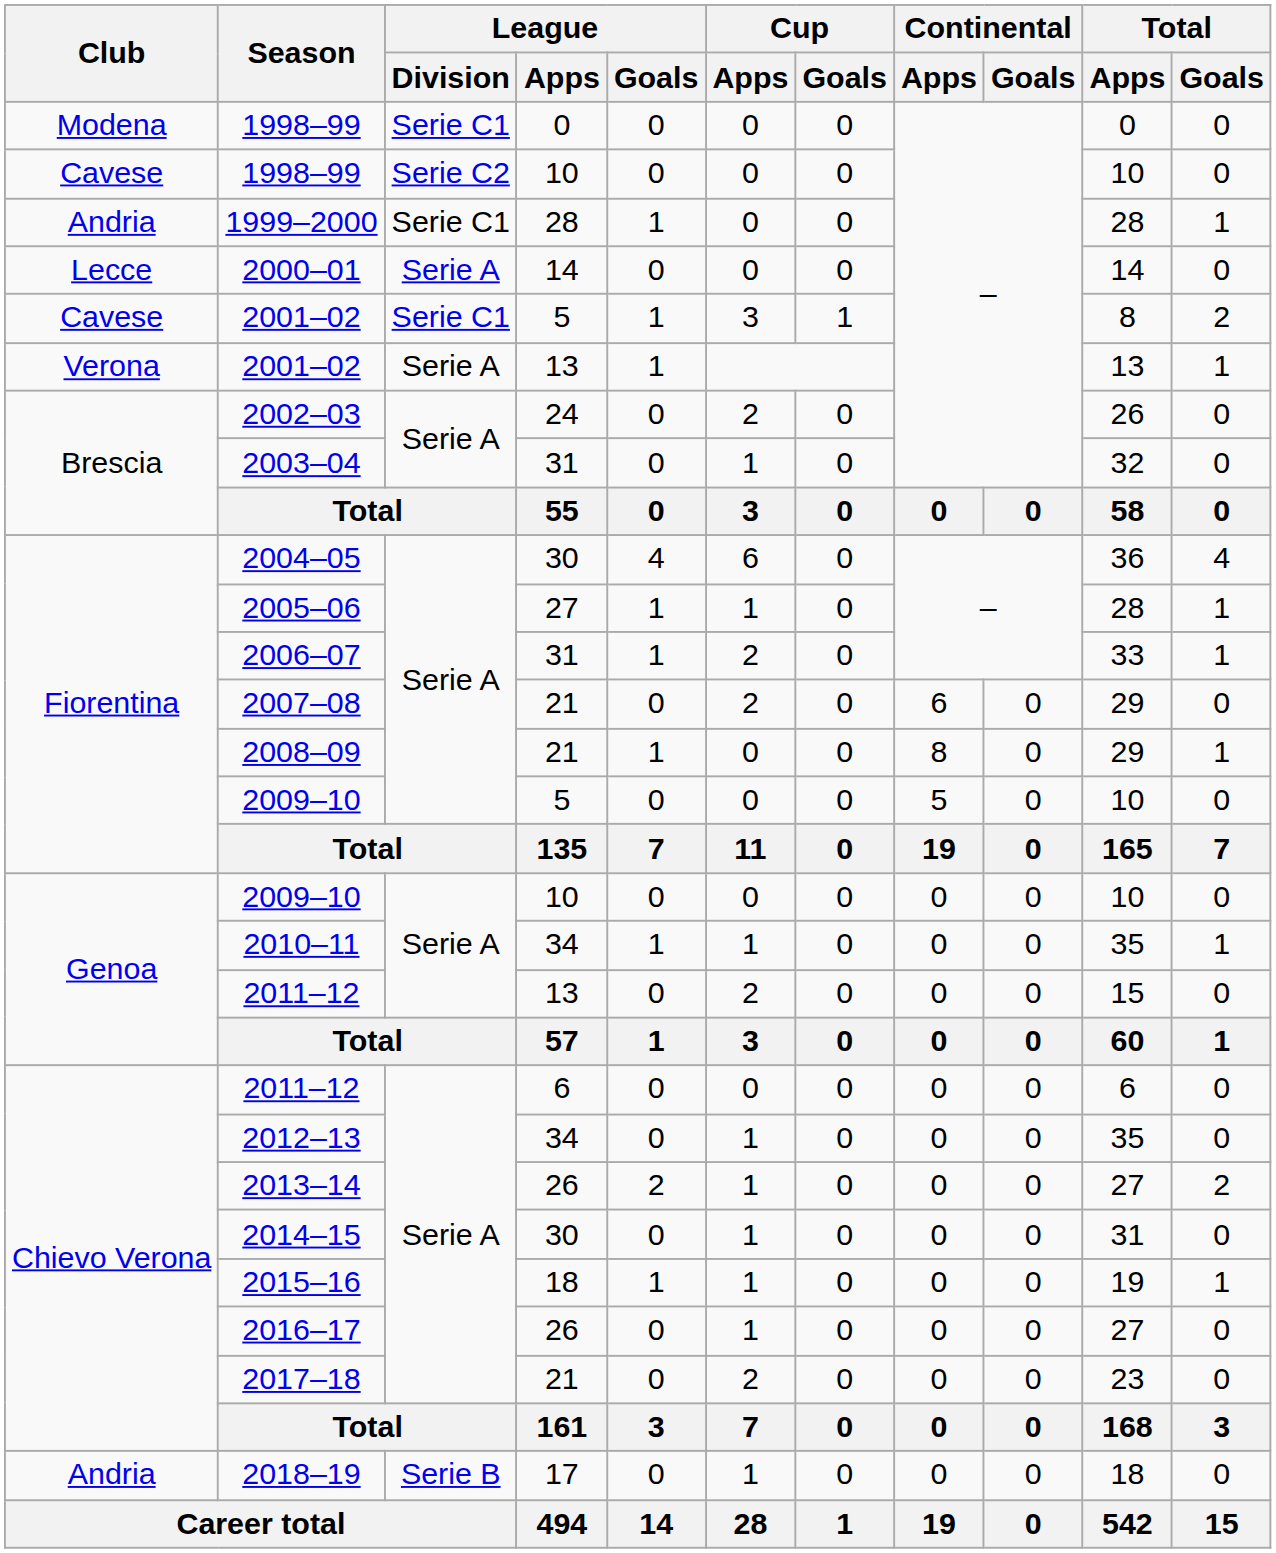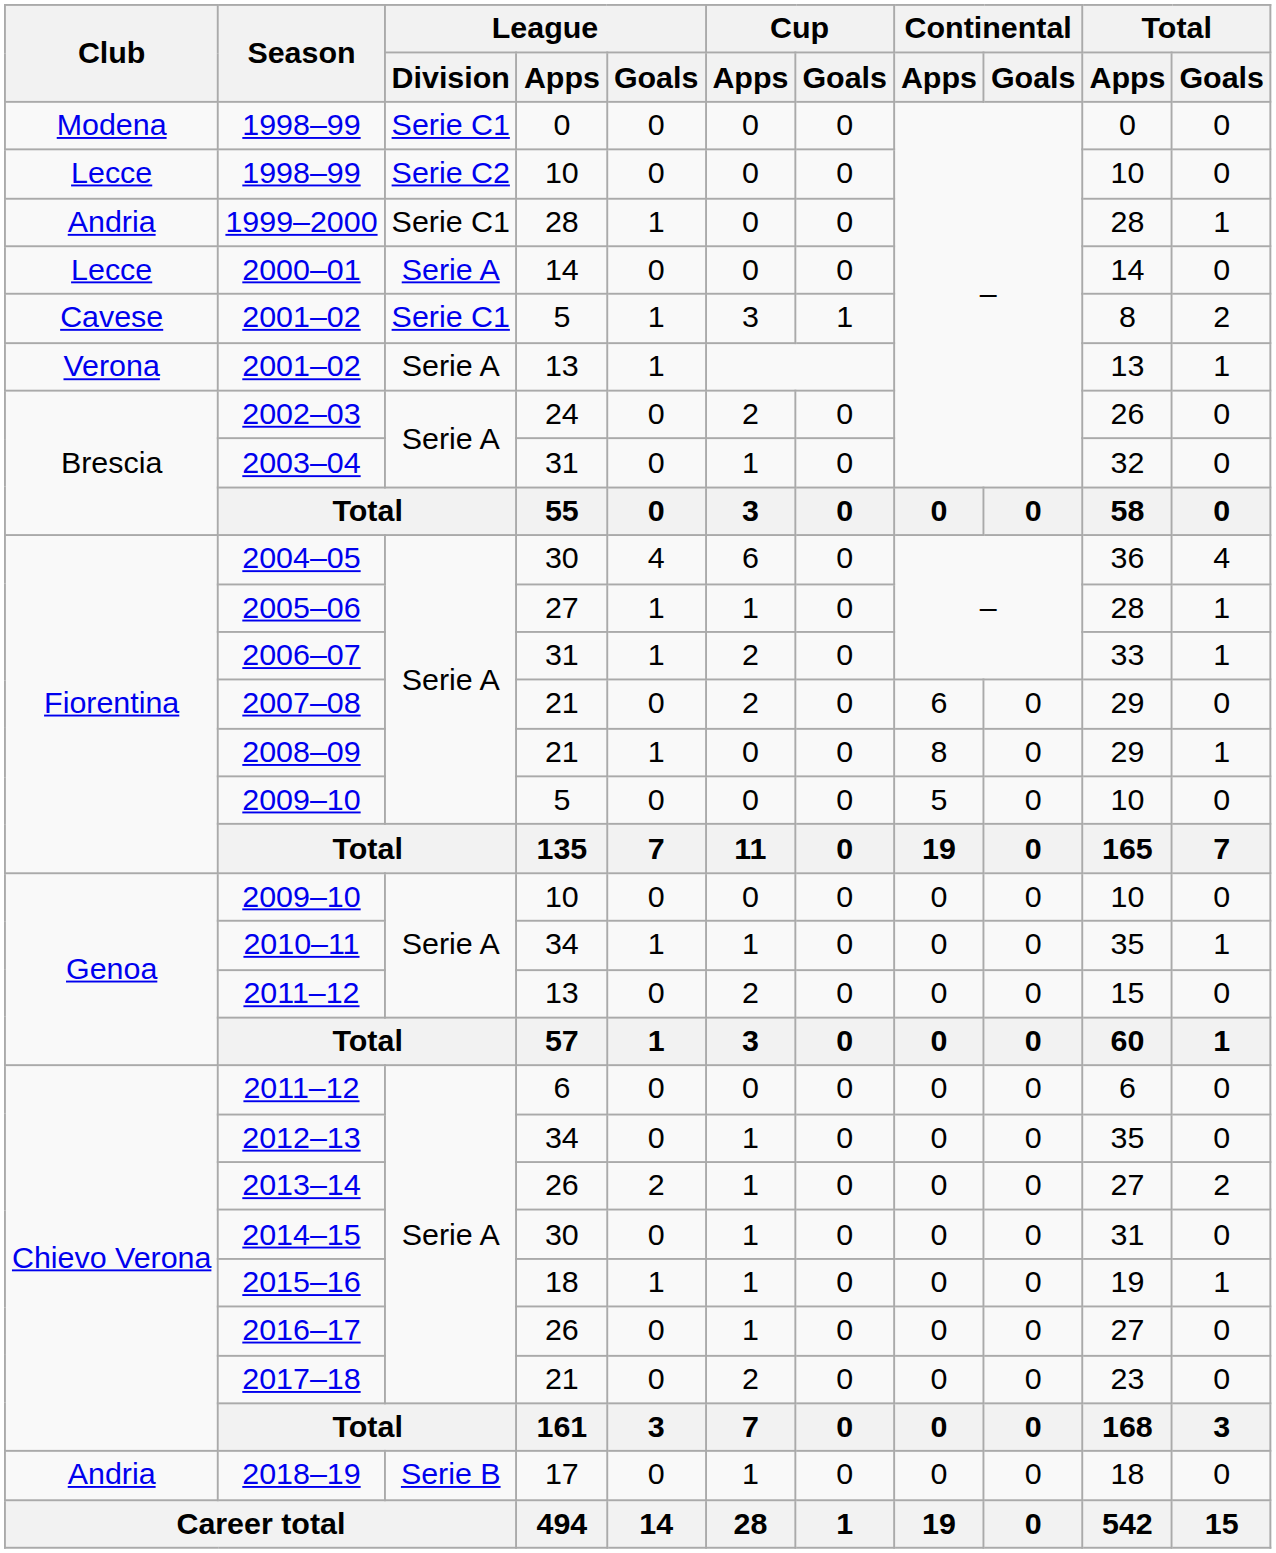(112, 173) Cavese -> (112, 173) Lecce
